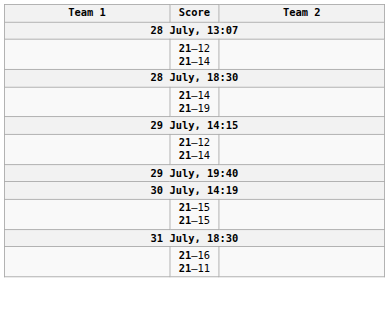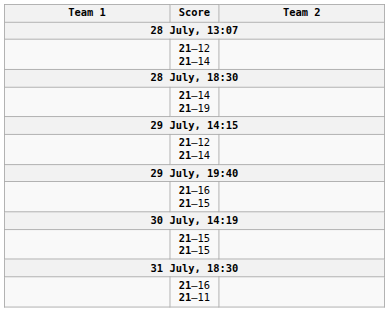+ row: (87, 196)
